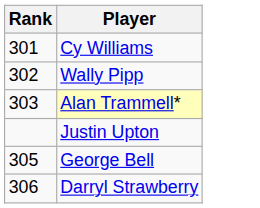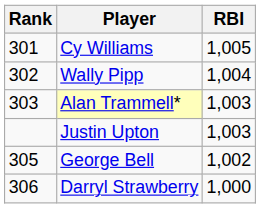+ column: (229, 19)
